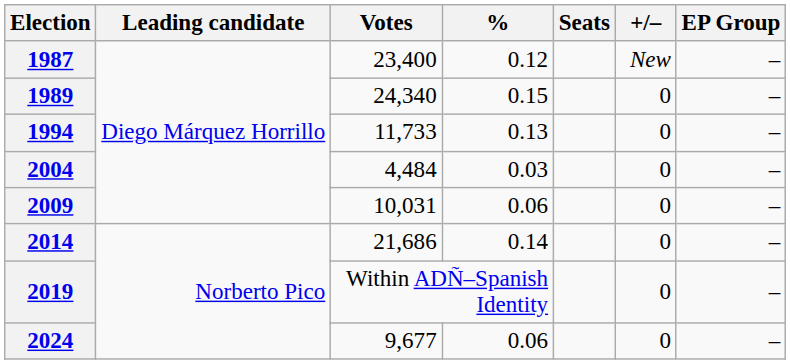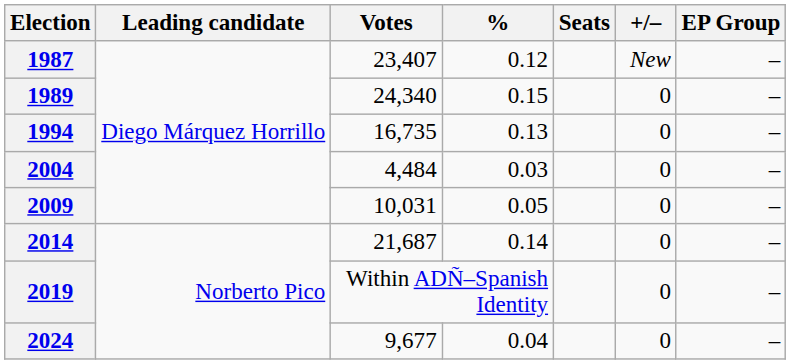(405, 59) 23,400 -> (405, 59) 23,407
(405, 132) 11,733 -> (405, 132) 16,735
(528, 205) 0.06 -> (528, 205) 0.05
(405, 242) 21,686 -> (405, 242) 21,687
(528, 341) 0.06 -> (528, 341) 0.04
